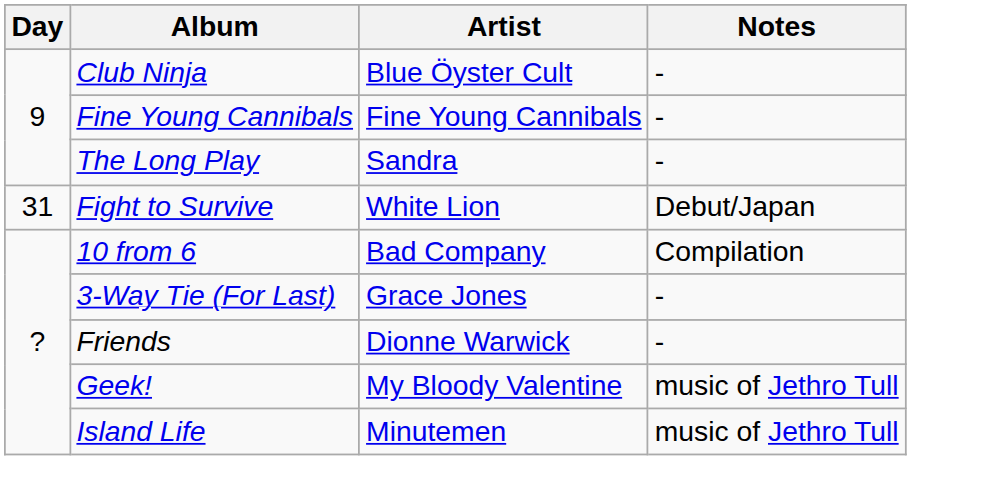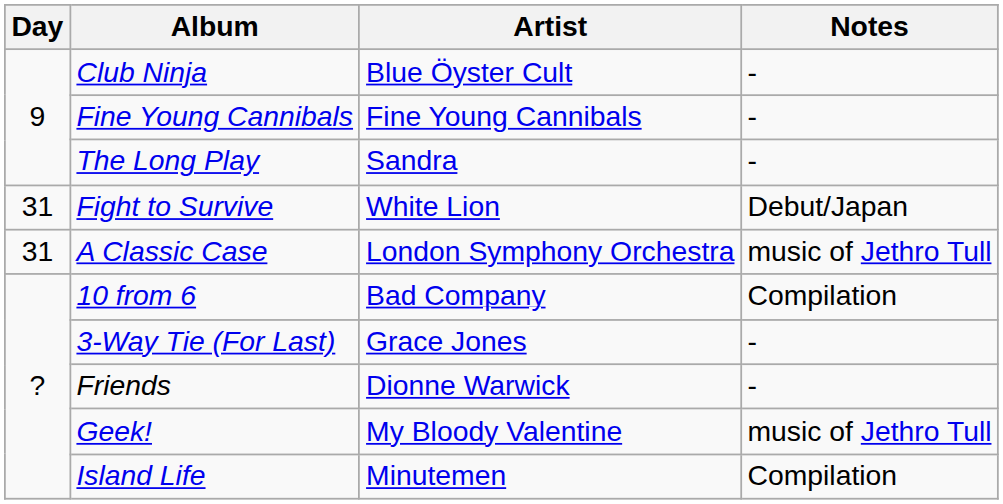+ row: (172, 251)
(777, 431) music of Jethro Tull -> (822, 476) Compilation
